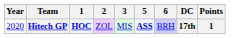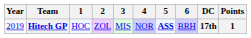+ column: (144, 12)
(15, 26) 2020 -> (15, 26) 2019
(81, 26) bold -> (81, 26) normal
